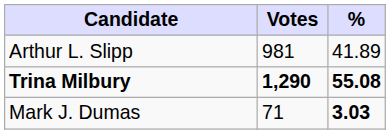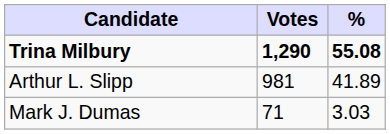rows swapped: (70, 81) <-> (71, 50)
(351, 112) bold -> (351, 112) normal
